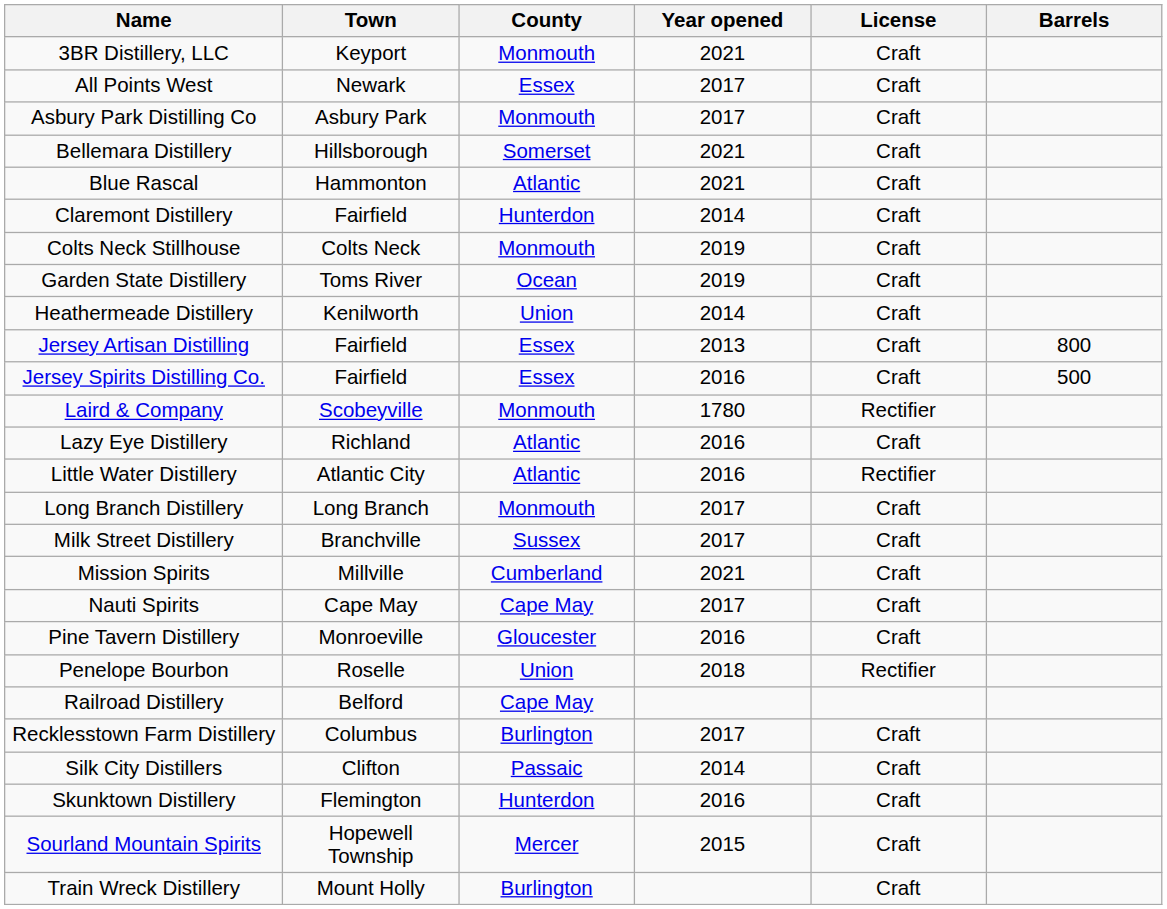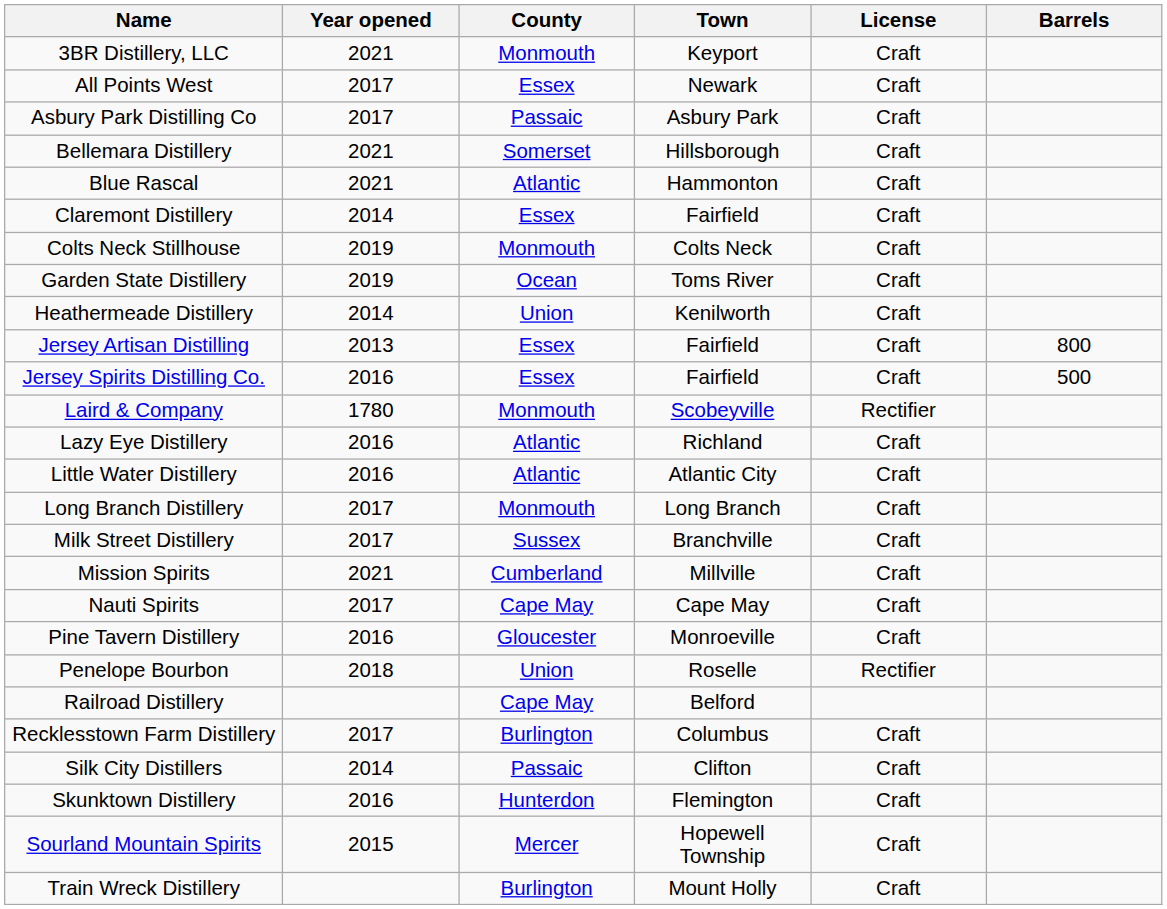columns swapped: (371, 20) <-> (722, 20)
(547, 118) Monmouth -> (547, 118) Passaic
(547, 215) Hunterdon -> (547, 215) Essex
(898, 475) Rectifier -> (898, 475) Craft
